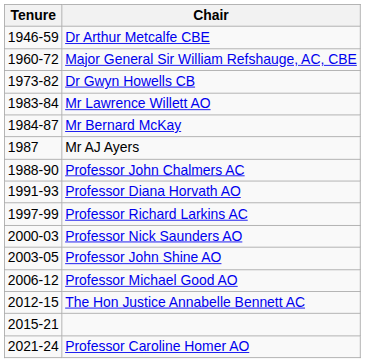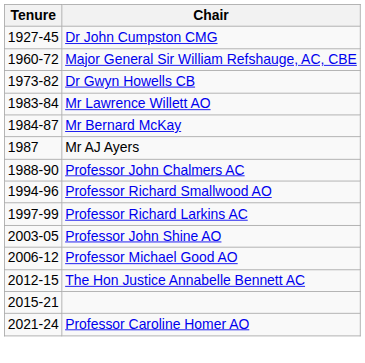+ row: (141, 37)
- row: (137, 37)
- row: (153, 192)
+ row: (168, 192)
- row: (154, 236)
